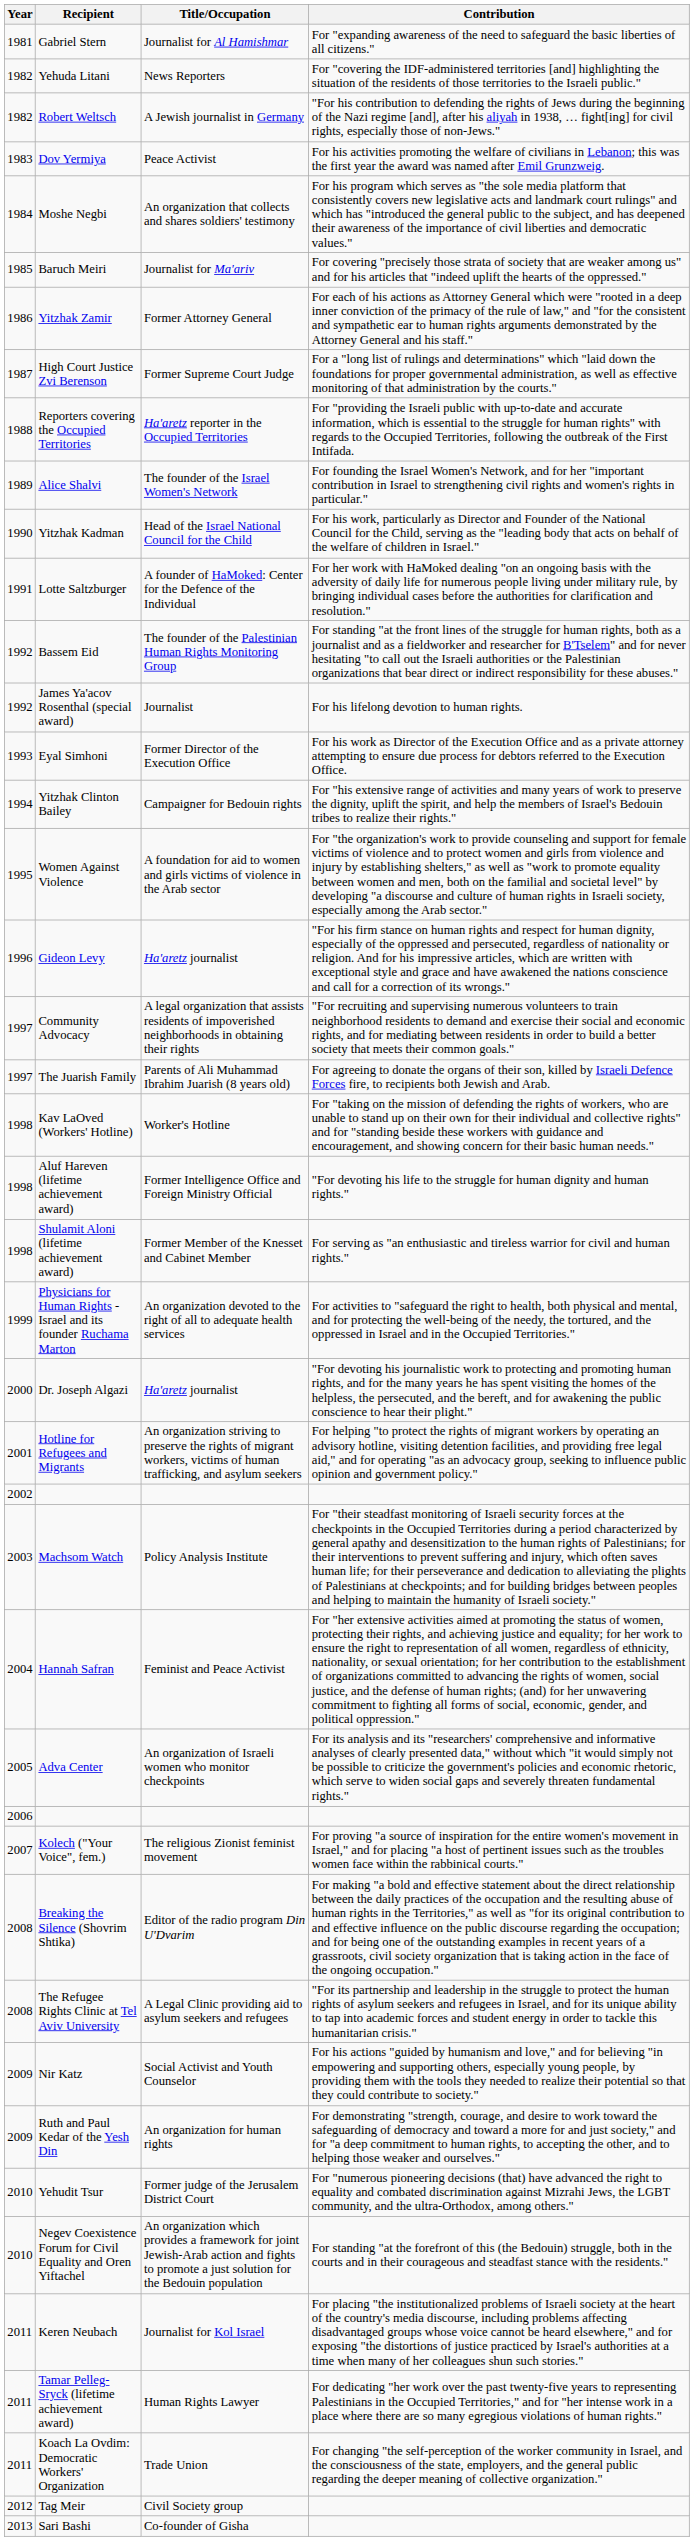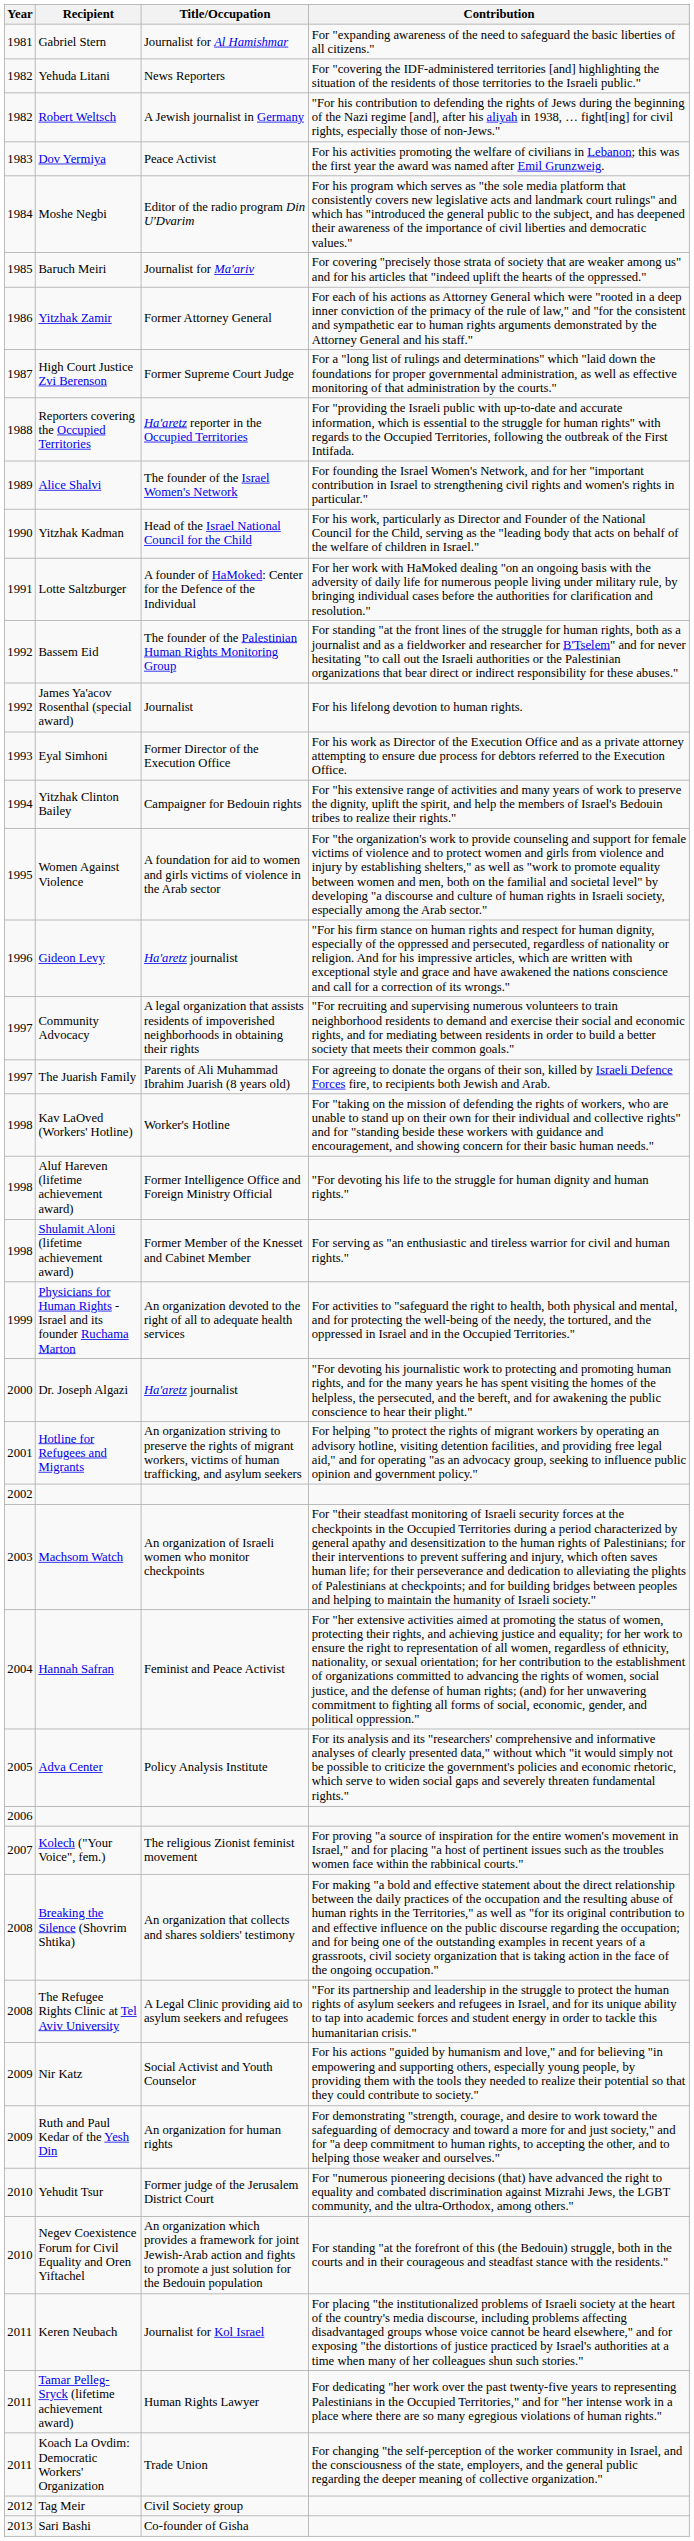(219, 214) An organization that collects and shares soldiers' testimony -> (225, 214) Editor of the radio program Din U'Dvarim
(206, 1556) Policy Analysis Institute -> (209, 1556) An organization of Israeli women who monitor checkpoints
(209, 1767) An organization of Israeli women who monitor checkpoints -> (206, 1767) Policy Analysis Institute
(225, 1927) Editor of the radio program Din U'Dvarim -> (219, 1927) An organization that collects and shares soldiers' testimony
